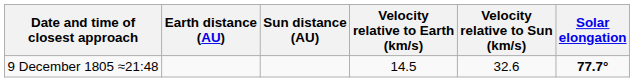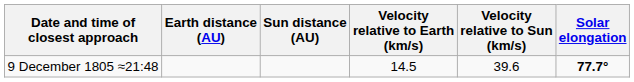(506, 66) 32.6 -> (506, 66) 39.6
